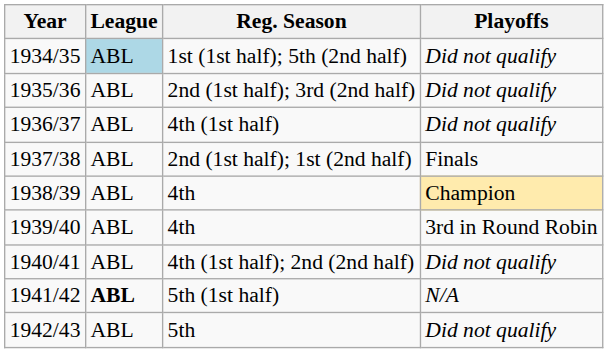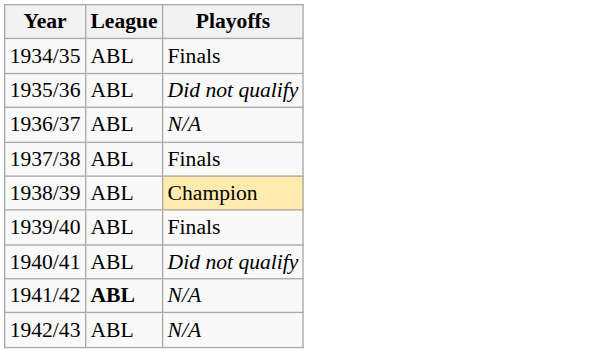- column: (291, 21)
(112, 55) lightblue background -> (112, 55) no background
(491, 55) Did not qualify -> (194, 55) Finals
(491, 124) Did not qualify -> (184, 124) N/A
(511, 227) 3rd in Round Robin -> (194, 227) Finals
(491, 329) Did not qualify -> (184, 329) N/A
